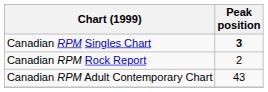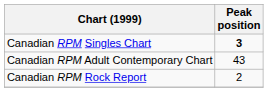rows swapped: (77, 60) <-> (110, 78)
